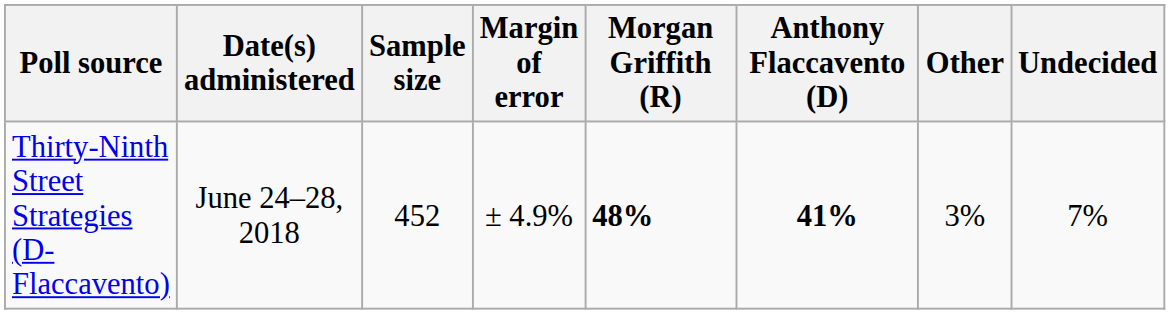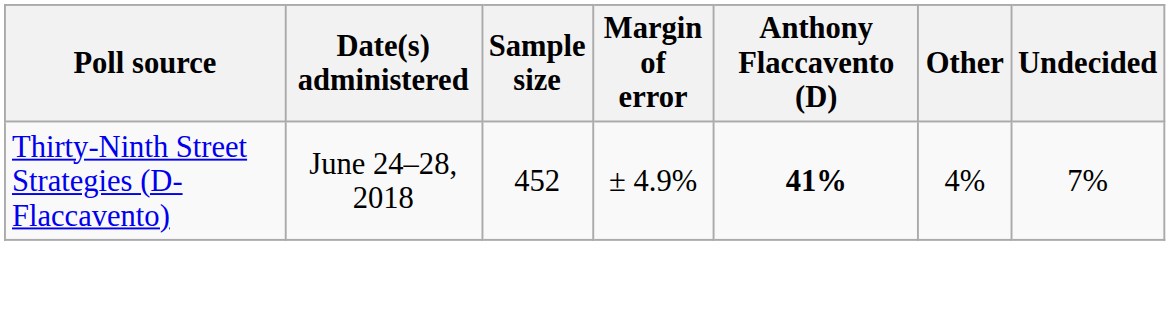- column: (661, 63)
(965, 214) 3% -> (965, 180) 4%
